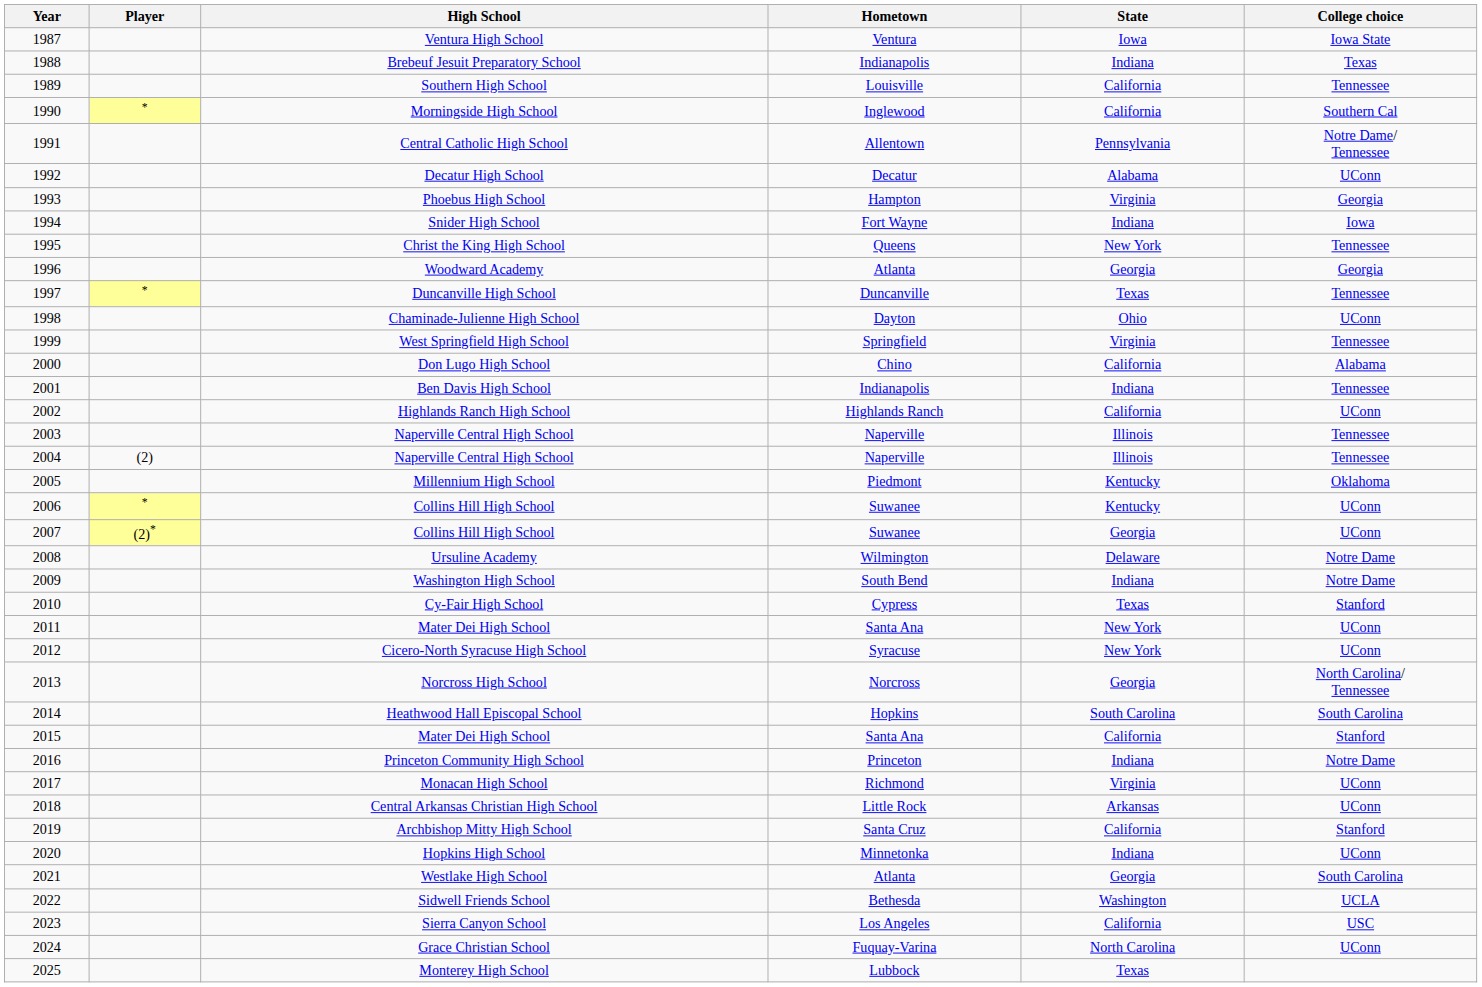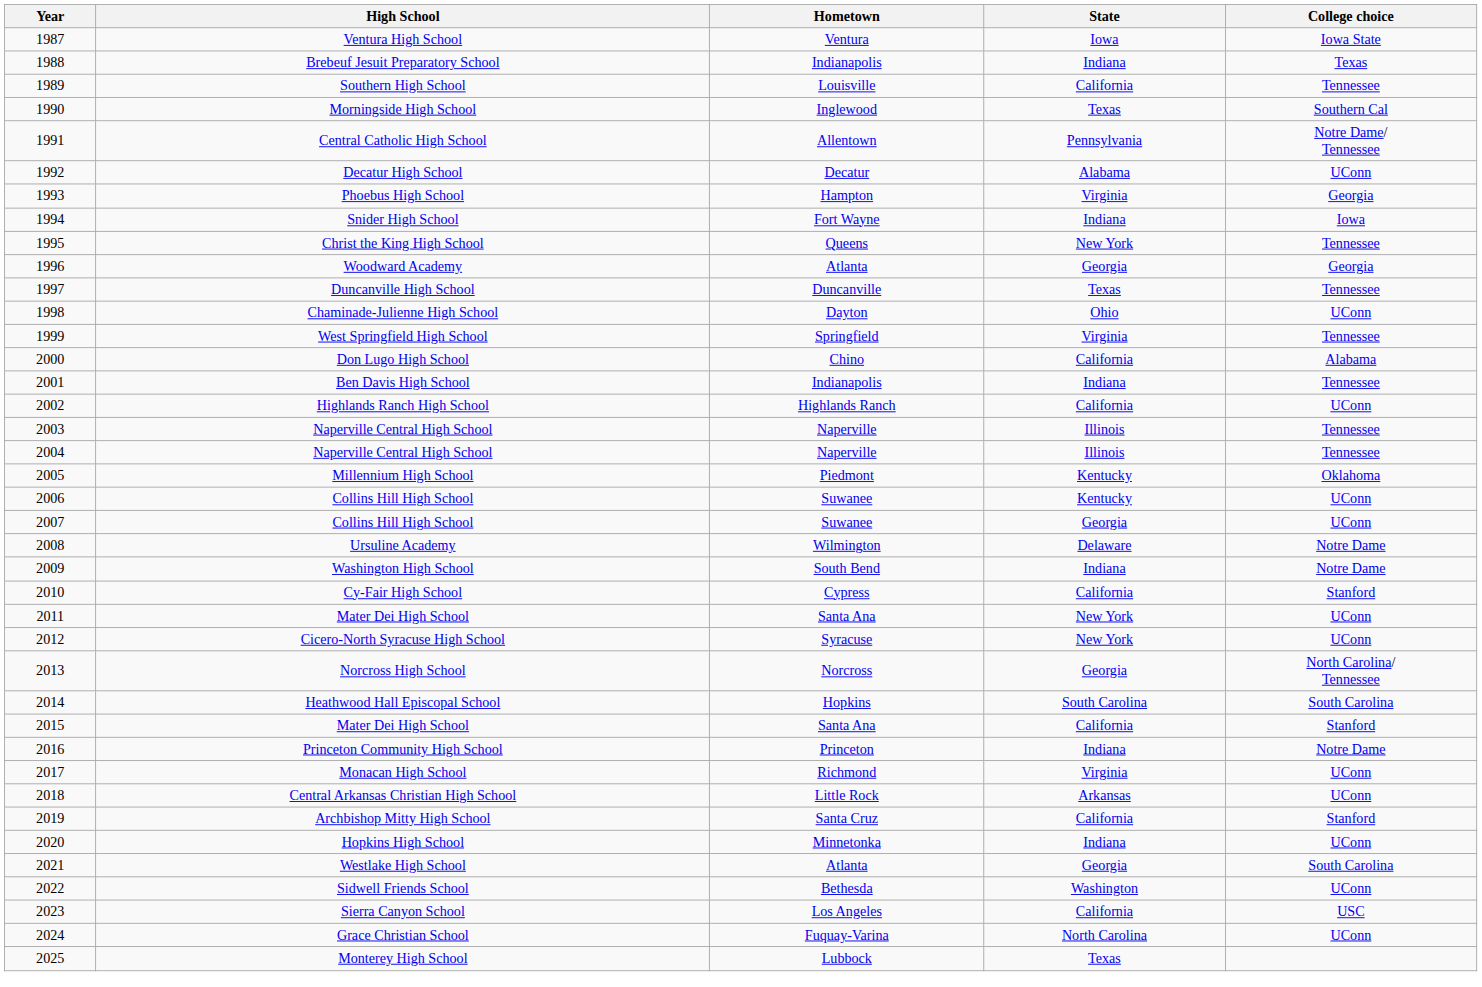- column: (145, 16)
(1133, 110) California -> (1104, 109) Texas
(1133, 603) Texas -> (1104, 592) California
(1360, 900) UCLA -> (1351, 888) UConn
